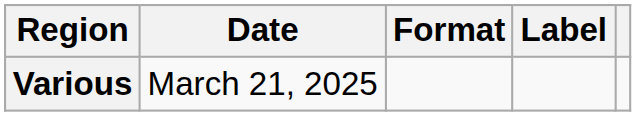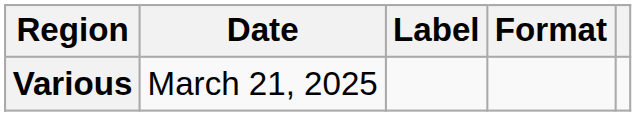columns swapped: (449, 30) <-> (564, 30)
